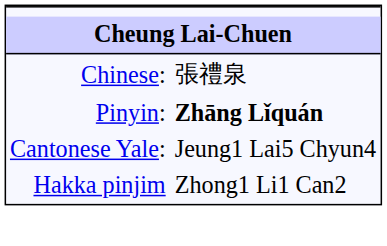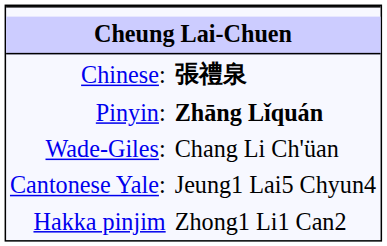(211, 73) normal -> (211, 73) bold
+ row: (106, 149)
